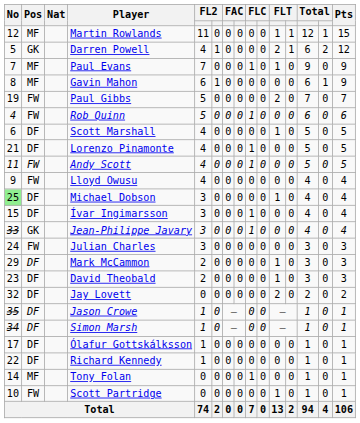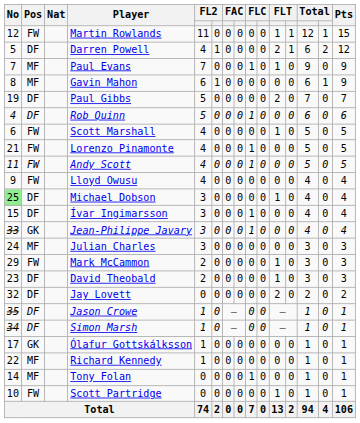(33, 34) MF -> (33, 34) FW
(33, 50) GK -> (33, 50) DF
(33, 100) FW -> (33, 100) DF
(33, 116) FW -> (33, 116) DF
(33, 132) DF -> (33, 132) FW
(33, 149) DF -> (33, 149) FW
(33, 247) FW -> (33, 247) MF
(33, 263) DF -> (33, 263) FW
(33, 345) DF -> (33, 345) GK
(33, 361) DF -> (33, 361) MF
